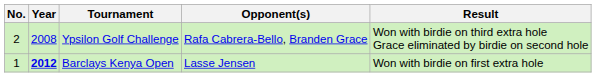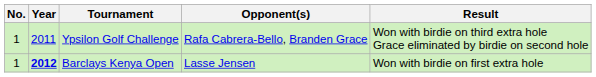(16, 38) 2 -> (16, 38) 1
(44, 38) 2008 -> (43, 38) 2011
